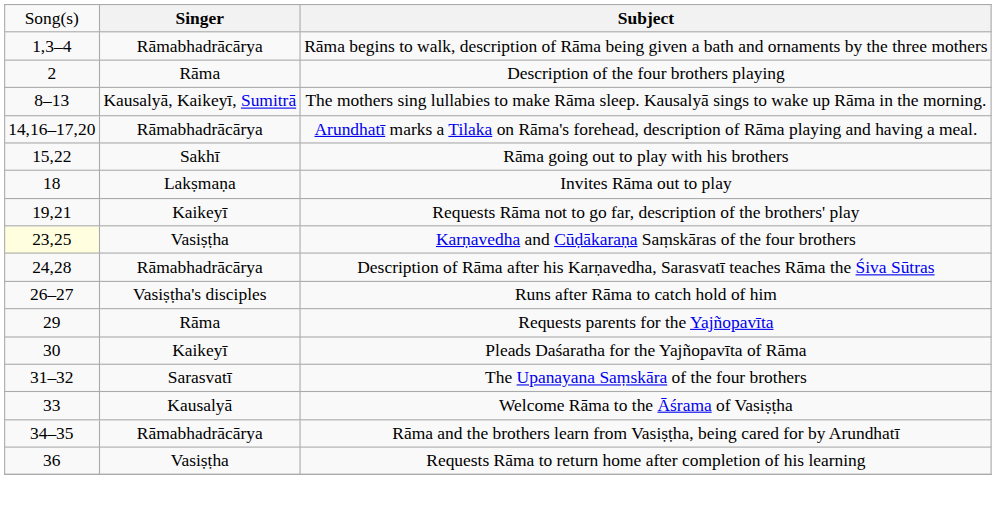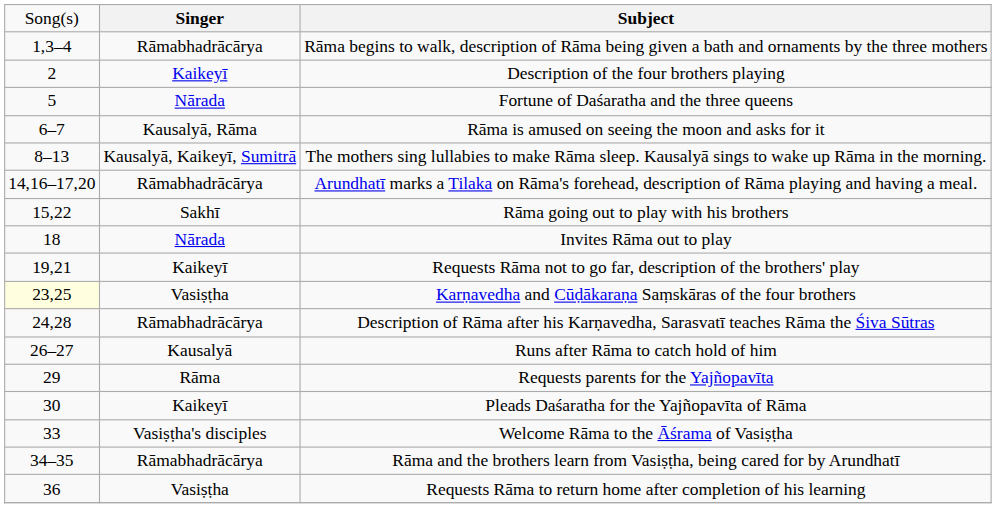(200, 73) Rāma -> (200, 73) Kaikeyī
+ row: (646, 101)
+ row: (646, 128)
(200, 184) Lakṣmaṇa -> (200, 239) Nārada
(200, 294) Vasiṣṭha's disciples -> (200, 350) Kausalyā
- row: (646, 377)
(200, 405) Kausalyā -> (200, 433) Vasiṣṭha's disciples
